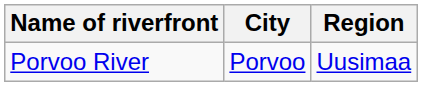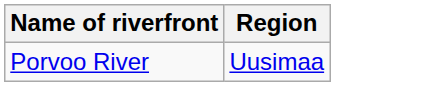- column: (267, 23)
